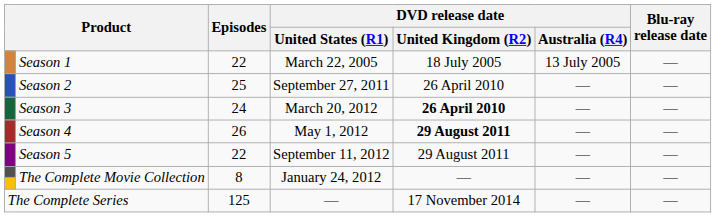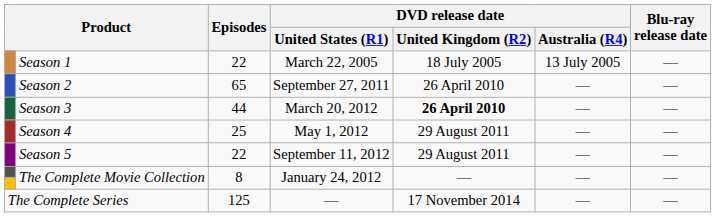(239, 85) 25 -> (239, 85) 65
(239, 108) 24 -> (239, 108) 44
(239, 131) 26 -> (239, 131) 25
(464, 131) bold -> (464, 131) normal
